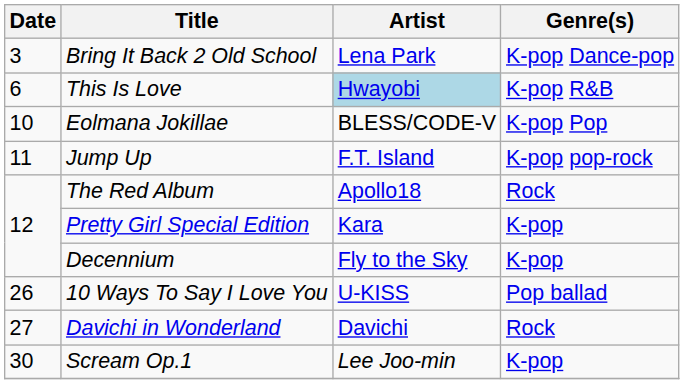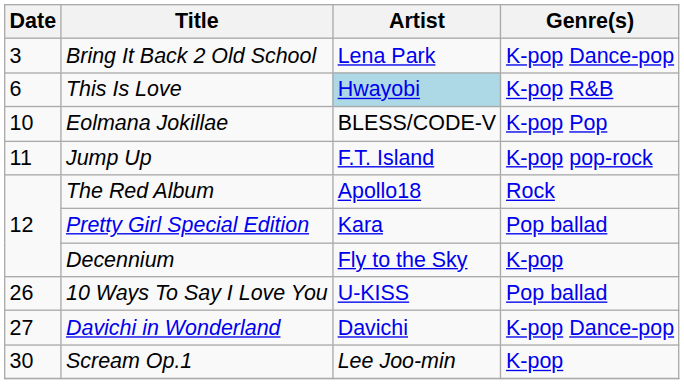(535, 225) K-pop -> (557, 225) Pop ballad
(530, 327) Rock -> (590, 327) K-pop Dance-pop
